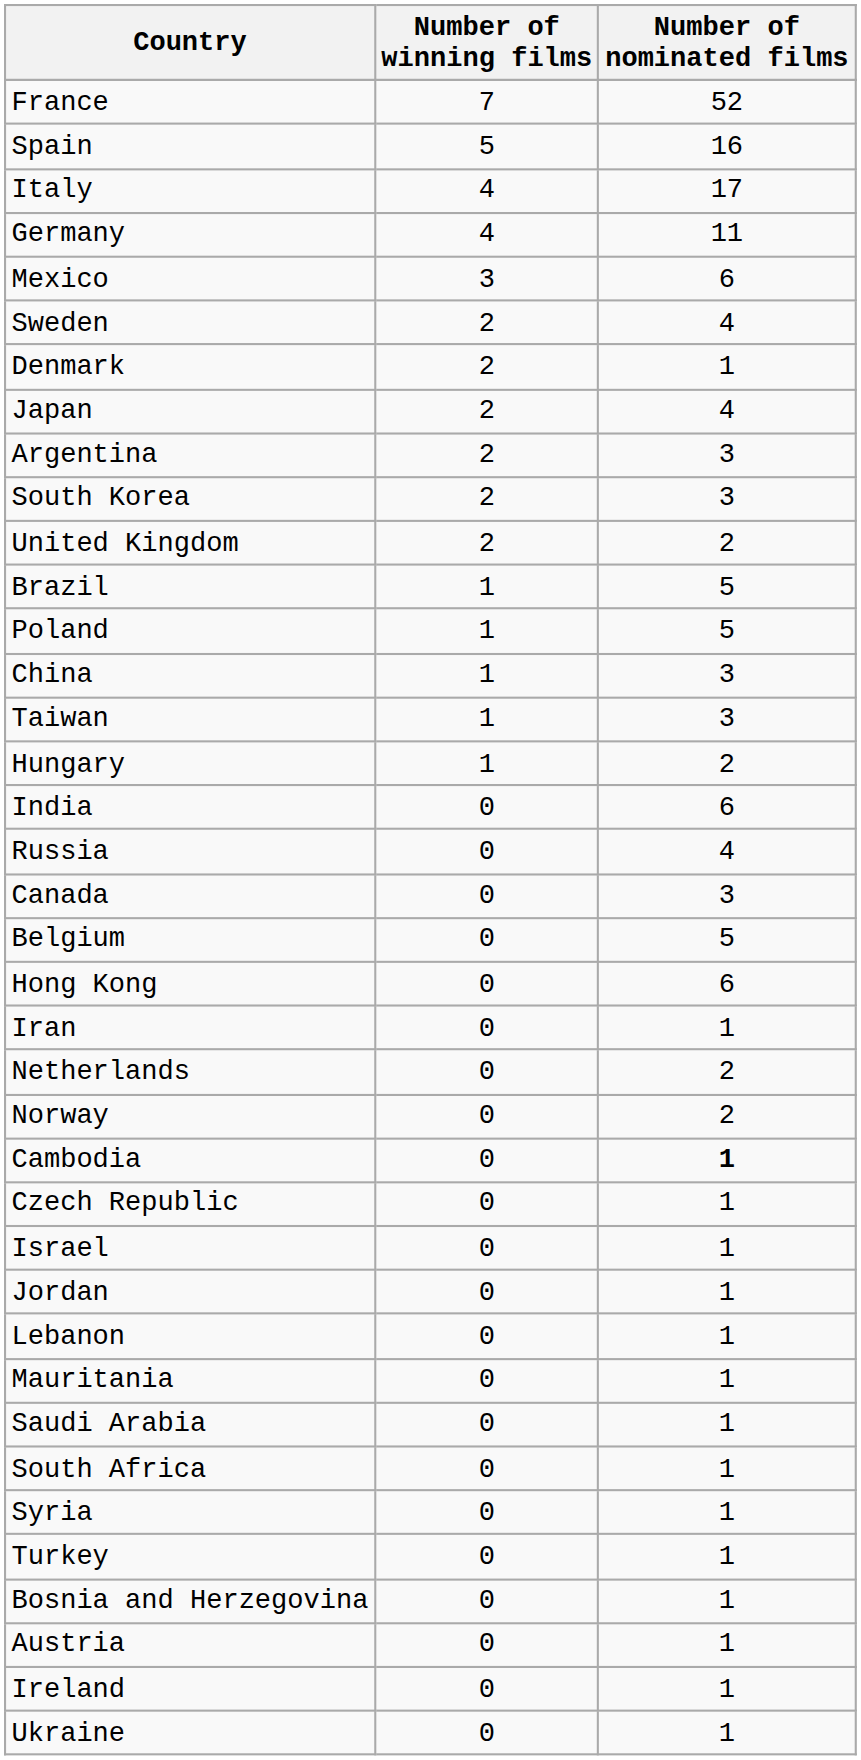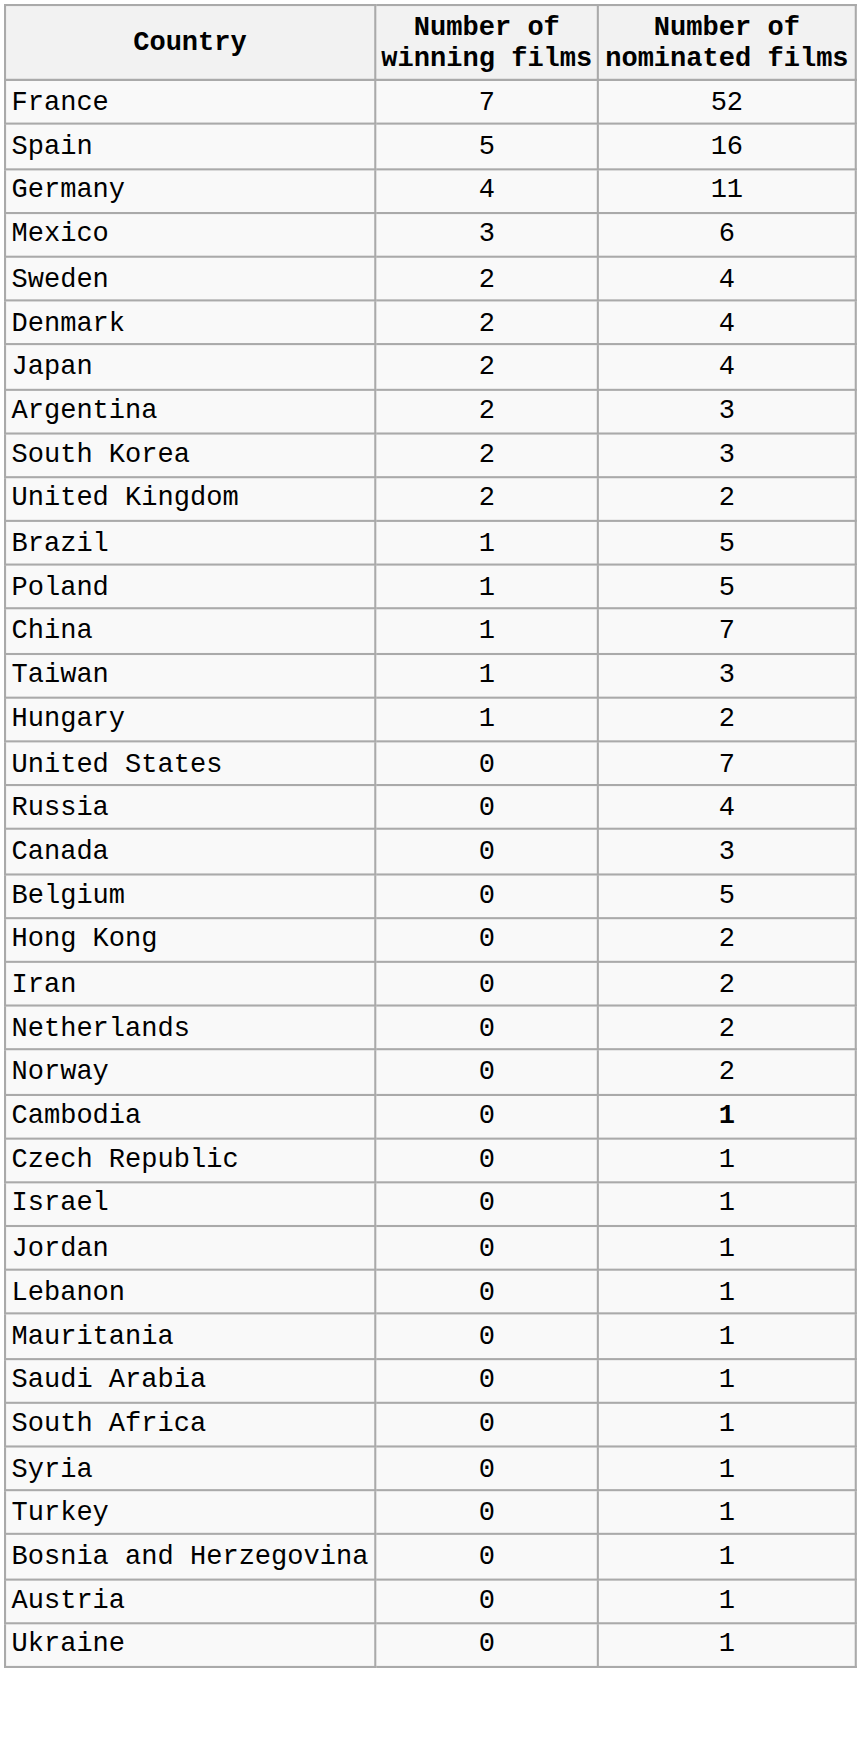- row: (52, 190)
(727, 367) 1 -> (727, 323) 4
(727, 675) 3 -> (727, 631) 7
- row: (52, 807)
+ row: (117, 763)
(727, 984) 6 -> (727, 940) 2
(727, 1028) 1 -> (727, 984) 2
- row: (68, 1689)
